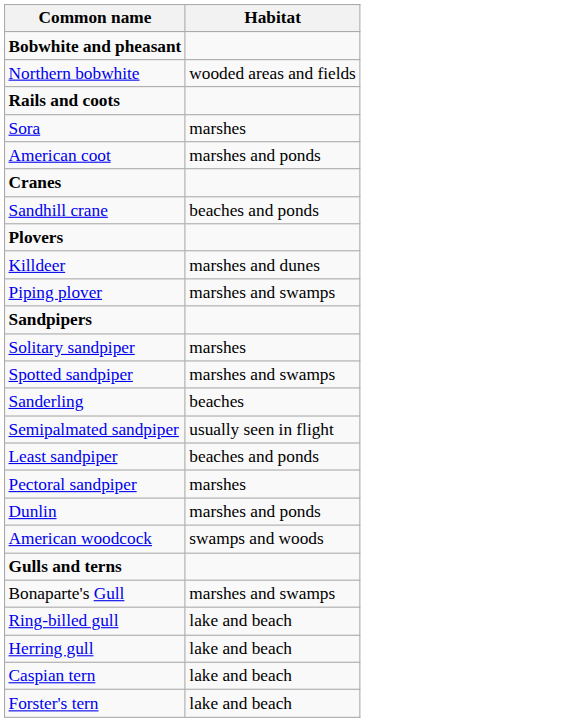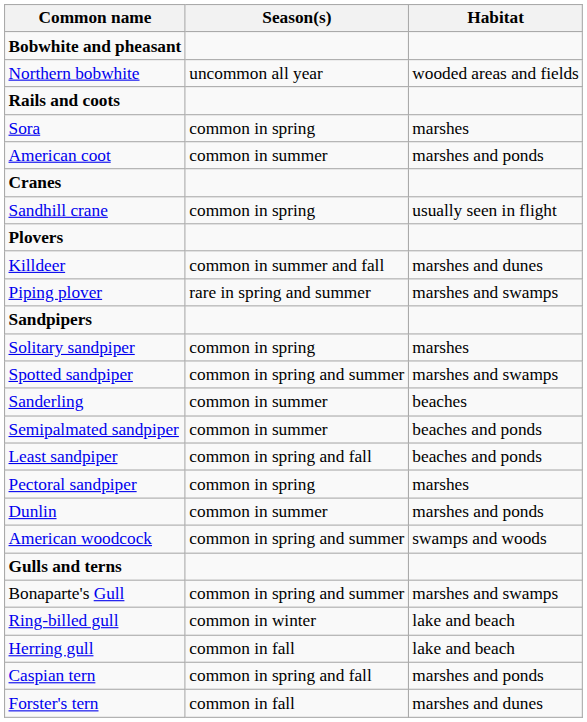+ column: (297, 18)
(254, 210) beaches and ponds -> (485, 210) usually seen in flight
(262, 429) usually seen in flight -> (477, 429) beaches and ponds
(241, 675) lake and beach -> (478, 675) marshes and ponds
(241, 703) lake and beach -> (478, 703) marshes and dunes
